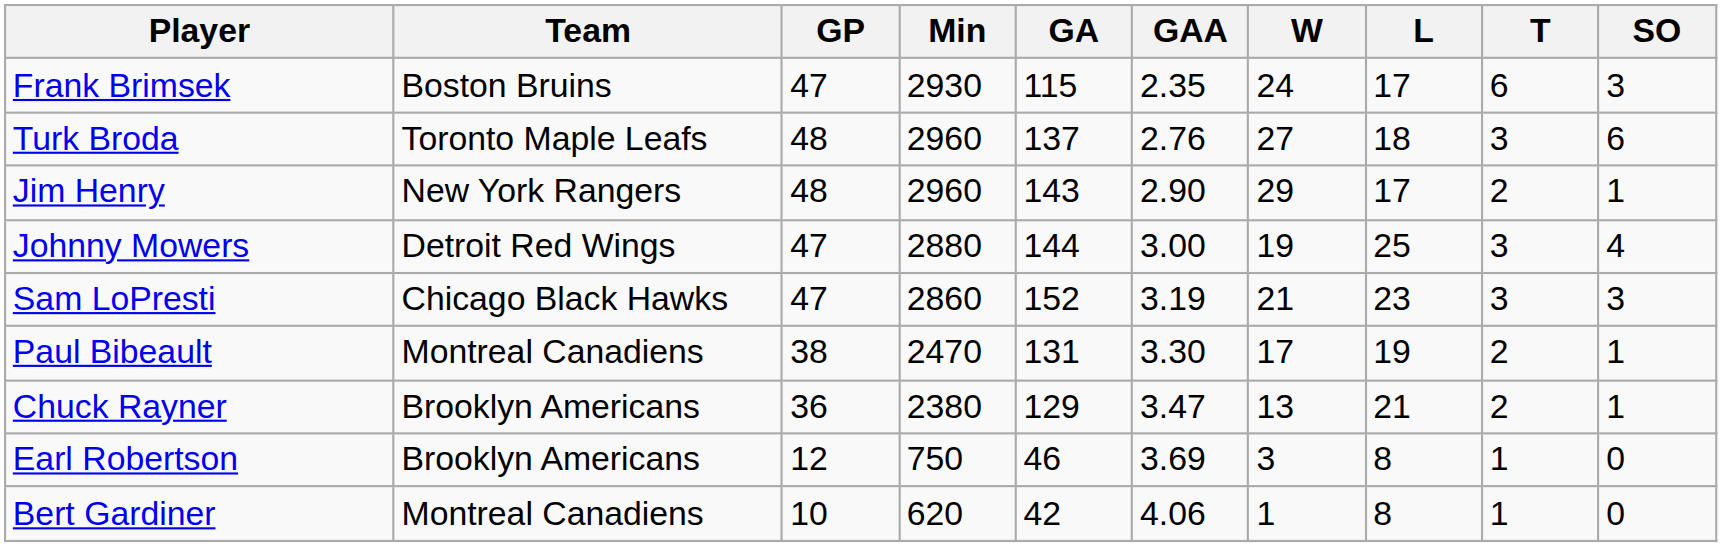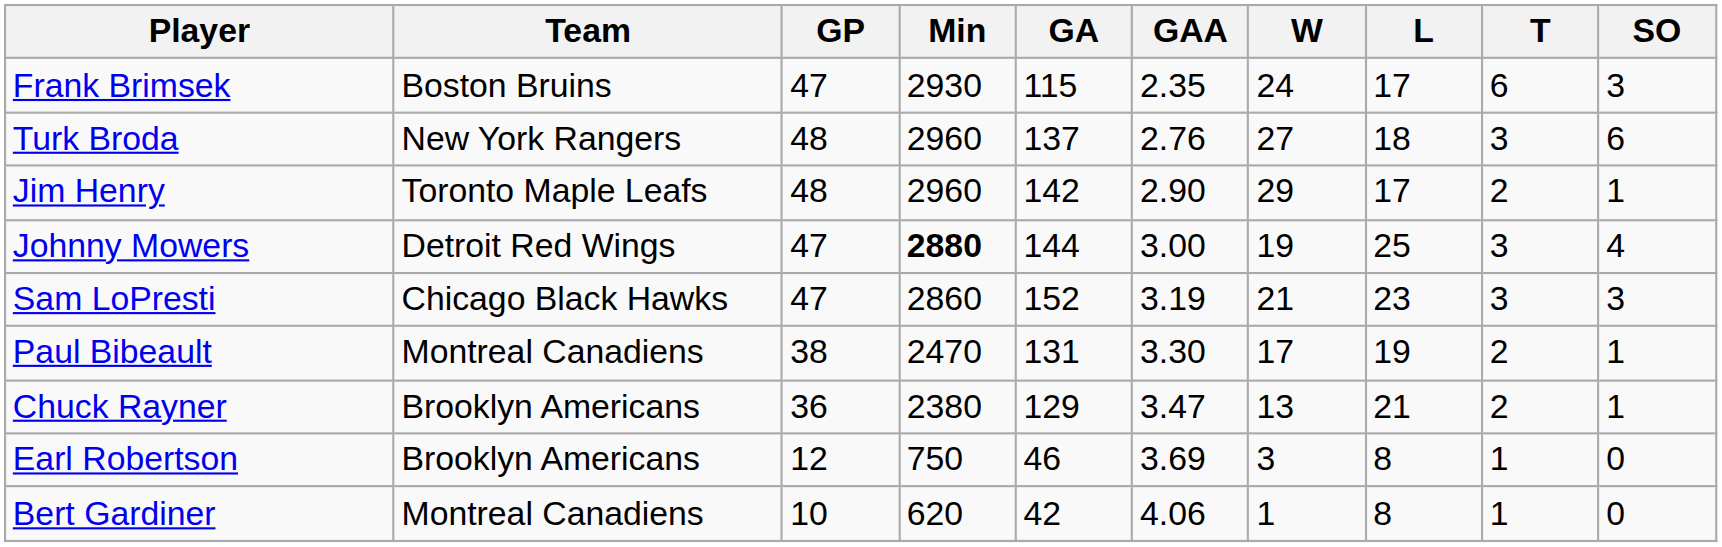(554, 138) Toronto Maple Leafs -> (541, 138) New York Rangers
(541, 191) New York Rangers -> (554, 191) Toronto Maple Leafs
(1052, 191) 143 -> (1052, 191) 142
(944, 245) normal -> (944, 245) bold
